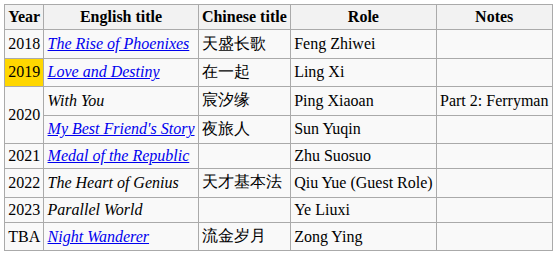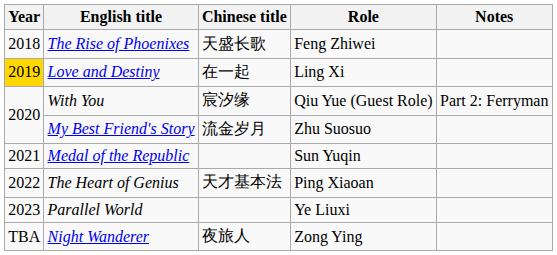(334, 100) Ping Xiaoan -> (363, 100) Qiu Yue (Guest Role)
(226, 128) 夜旅人 -> (234, 128) 流金岁月
(327, 129) Sun Yuqin -> (333, 129) Zhu Suosuo
(333, 156) Zhu Suosuo -> (327, 156) Sun Yuqin
(363, 182) Qiu Yue (Guest Role) -> (334, 182) Ping Xiaoan
(234, 236) 流金岁月 -> (226, 236) 夜旅人
